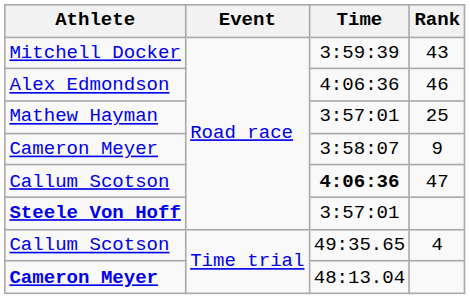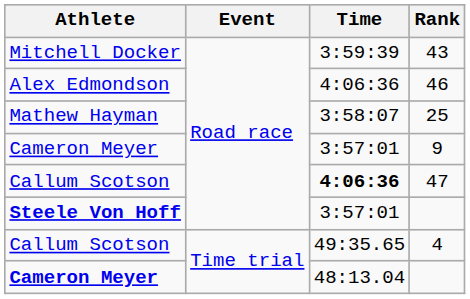(359, 117) 3:57:01 -> (359, 117) 3:58:07
(359, 149) 3:58:07 -> (359, 149) 3:57:01
